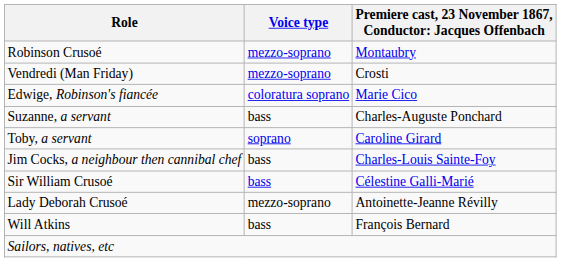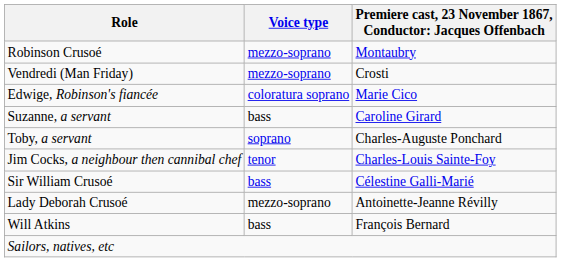(429, 116) Charles-Auguste Ponchard -> (398, 116) Caroline Girard
(398, 138) Caroline Girard -> (429, 138) Charles-Auguste Ponchard
(259, 159) bass -> (262, 159) tenor
